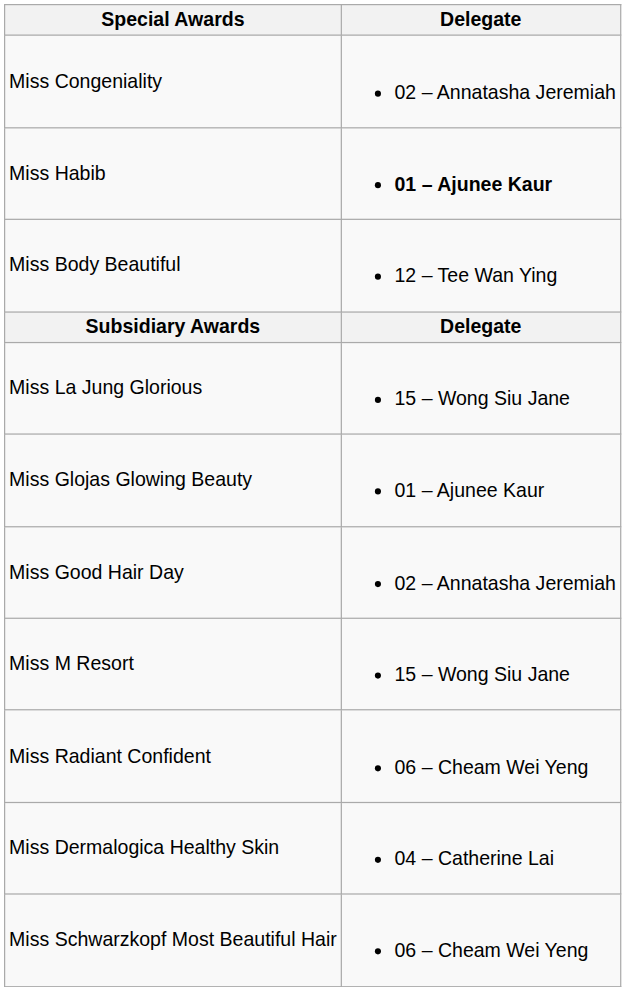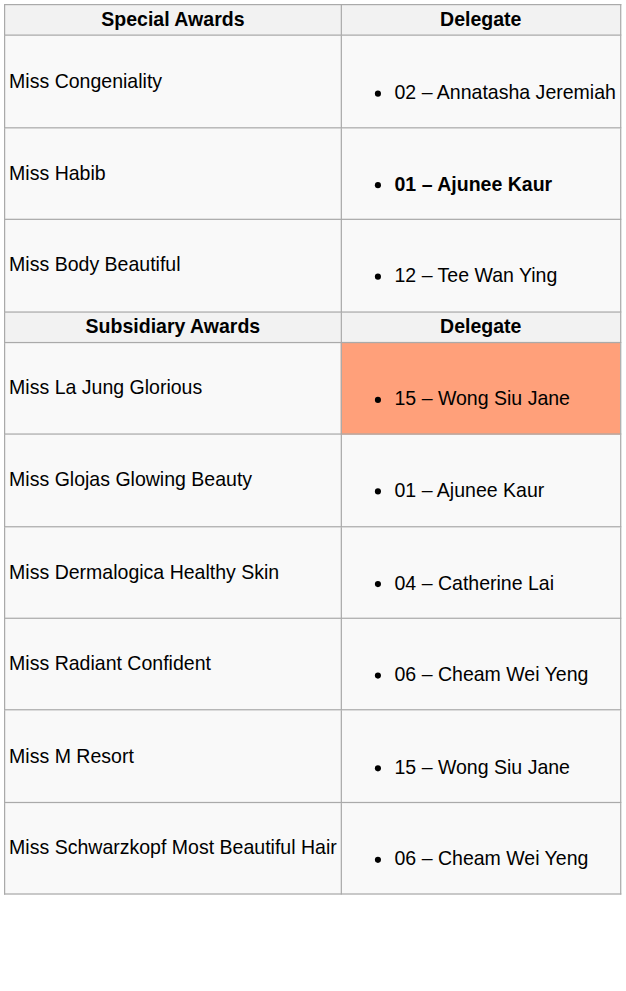(481, 399) no background -> (481, 399) lightsalmon background
- row: (96, 572)
rows swapped: (71, 664) <-> (144, 848)
